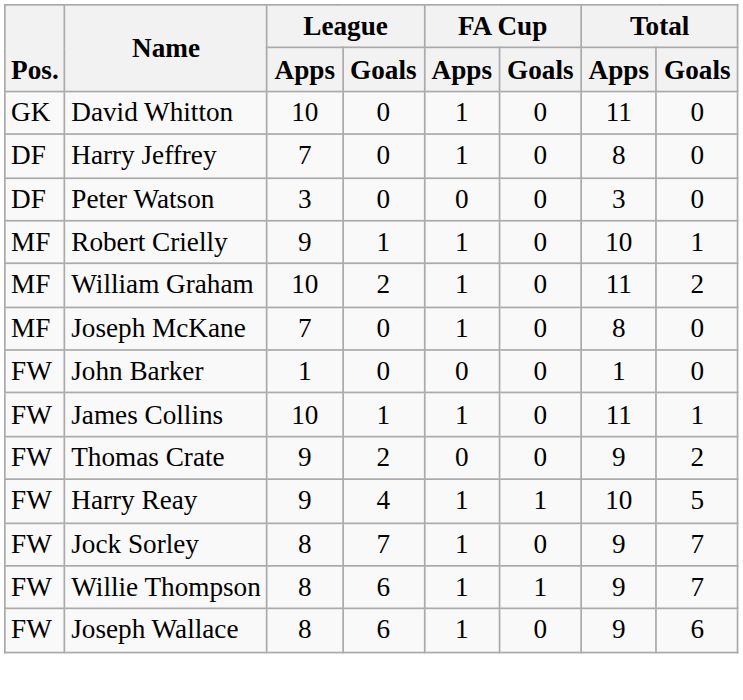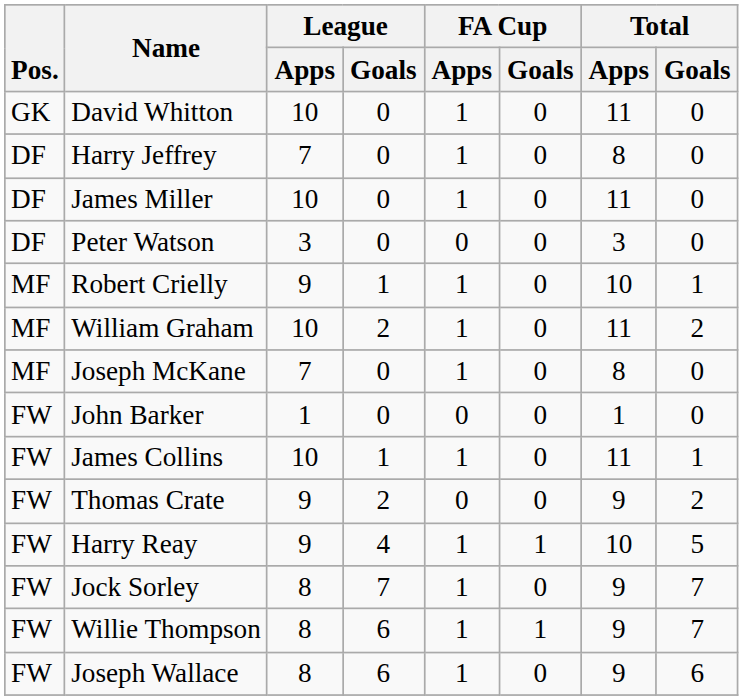+ row: (142, 198)
